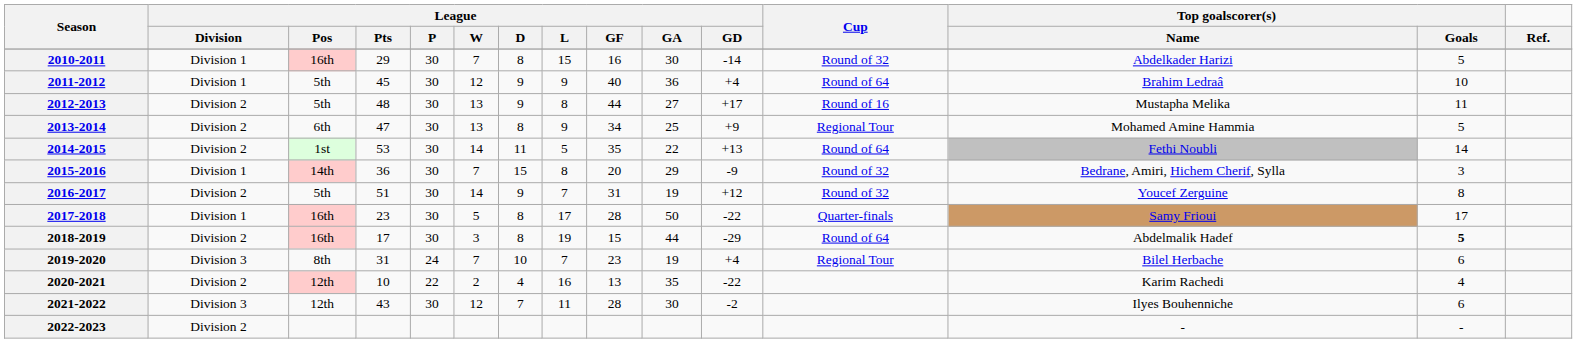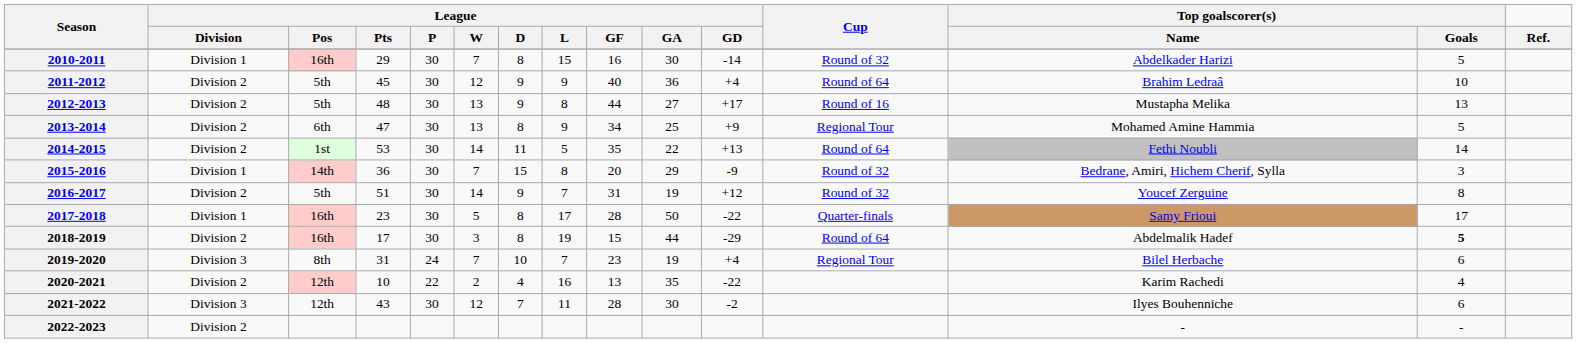(218, 81) Division 1 -> (218, 81) Division 2
(1461, 104) 11 -> (1461, 104) 13
